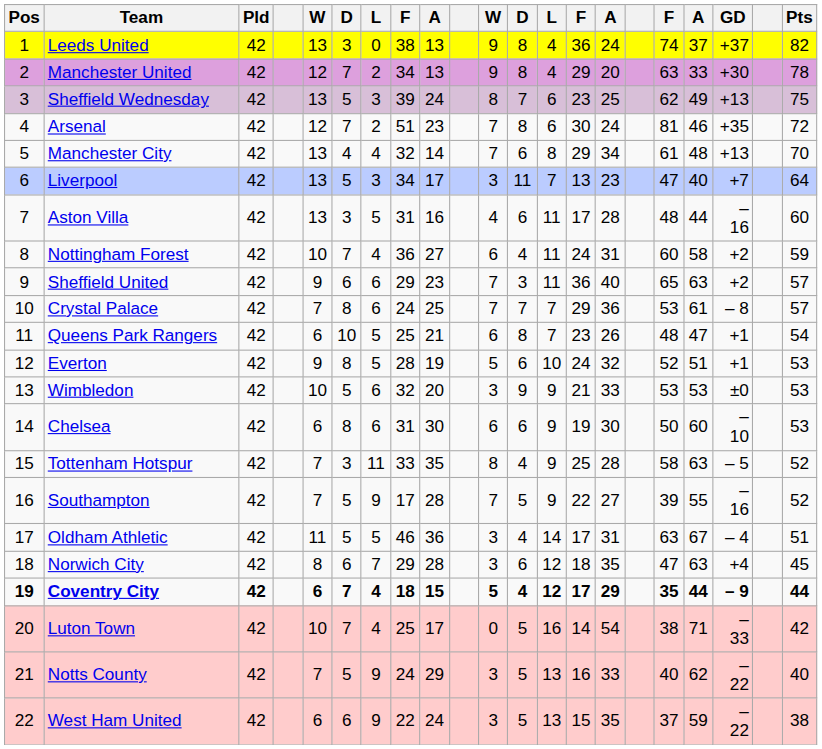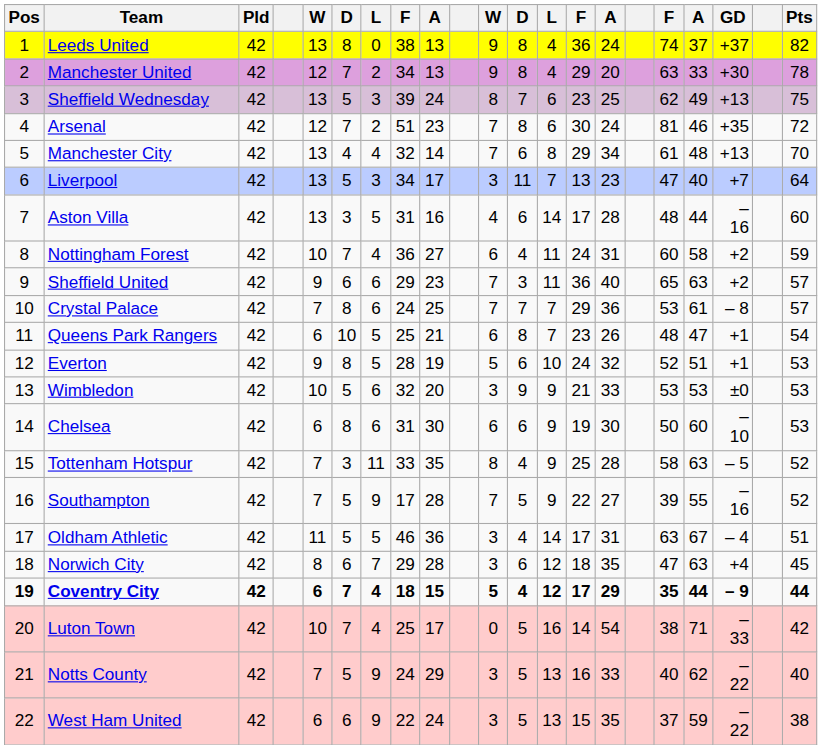(347, 45) 3 -> (347, 45) 8
(552, 217) 11 -> (552, 217) 14
